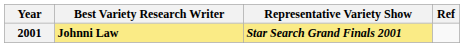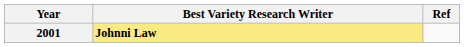- column: (338, 14)
